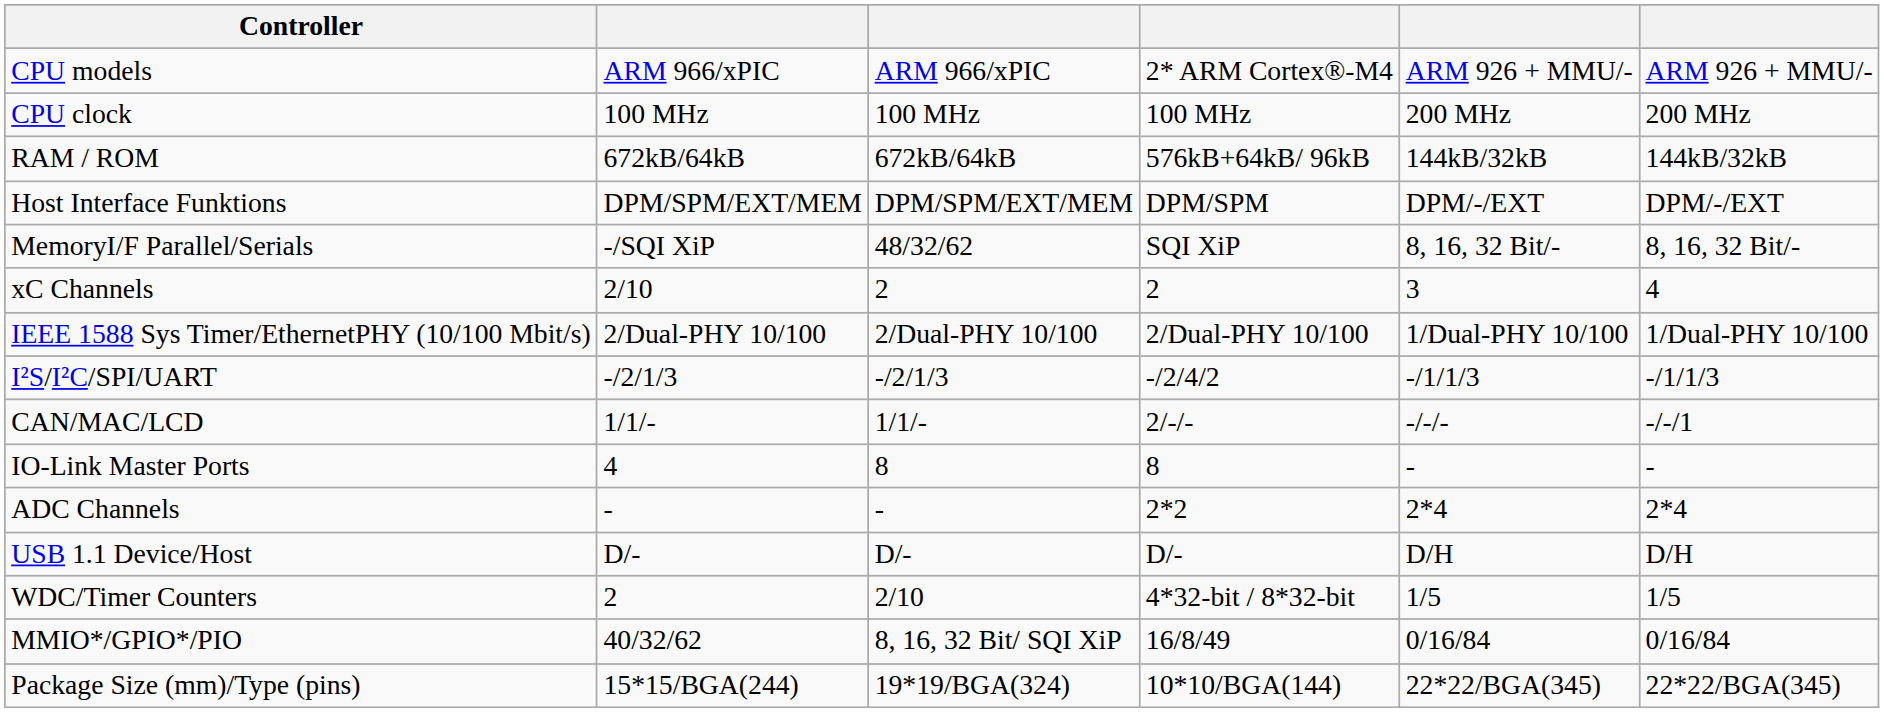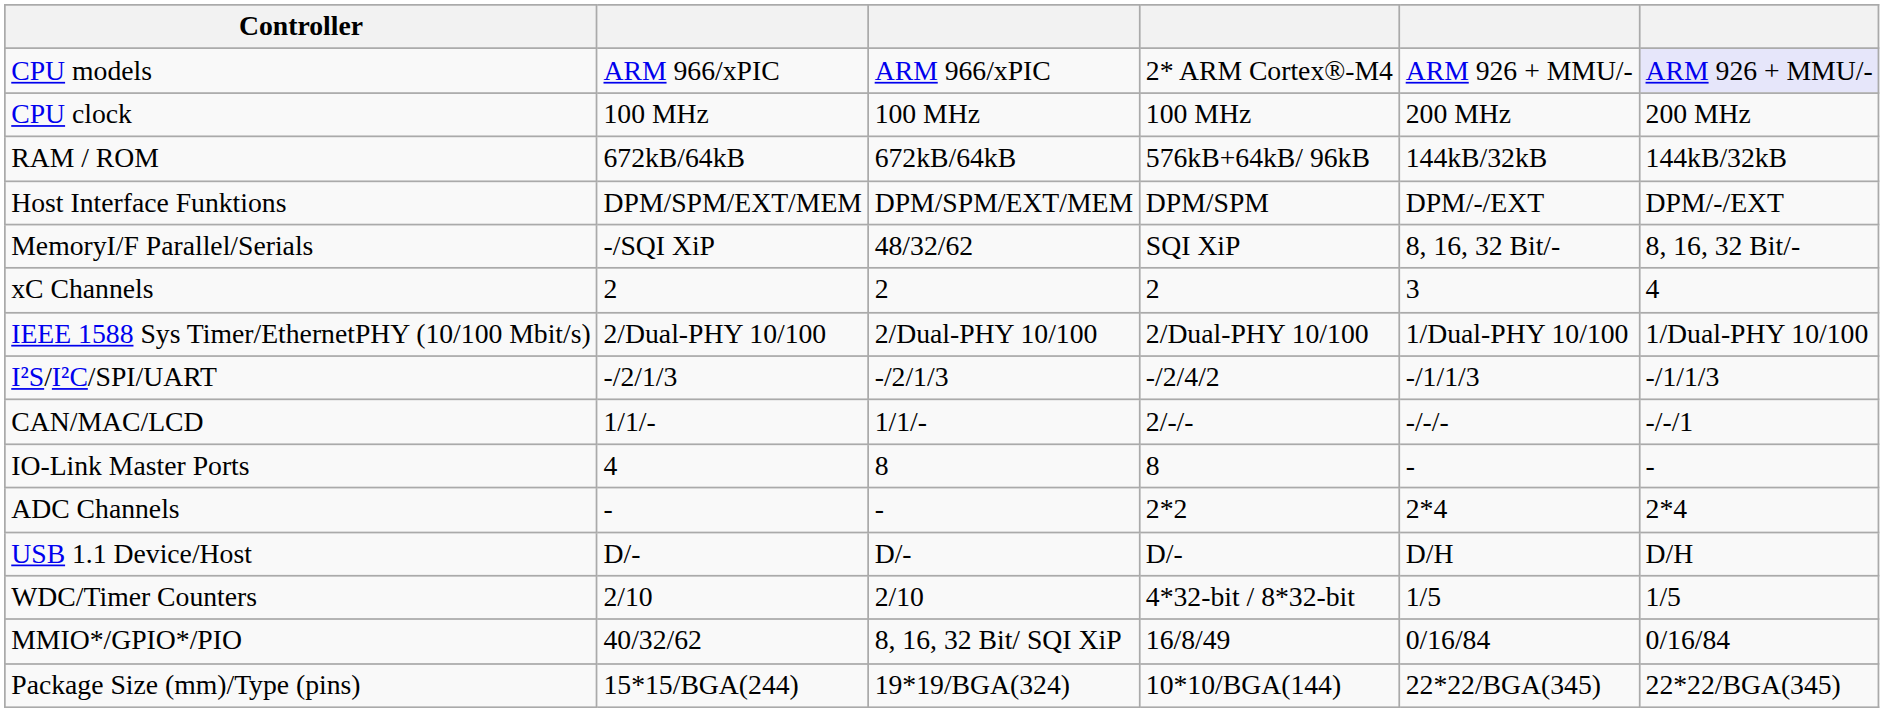(1759, 70) no background -> (1759, 70) lavender background
(628, 289) 2/10 -> (610, 289) 2
(610, 597) 2 -> (628, 597) 2/10
